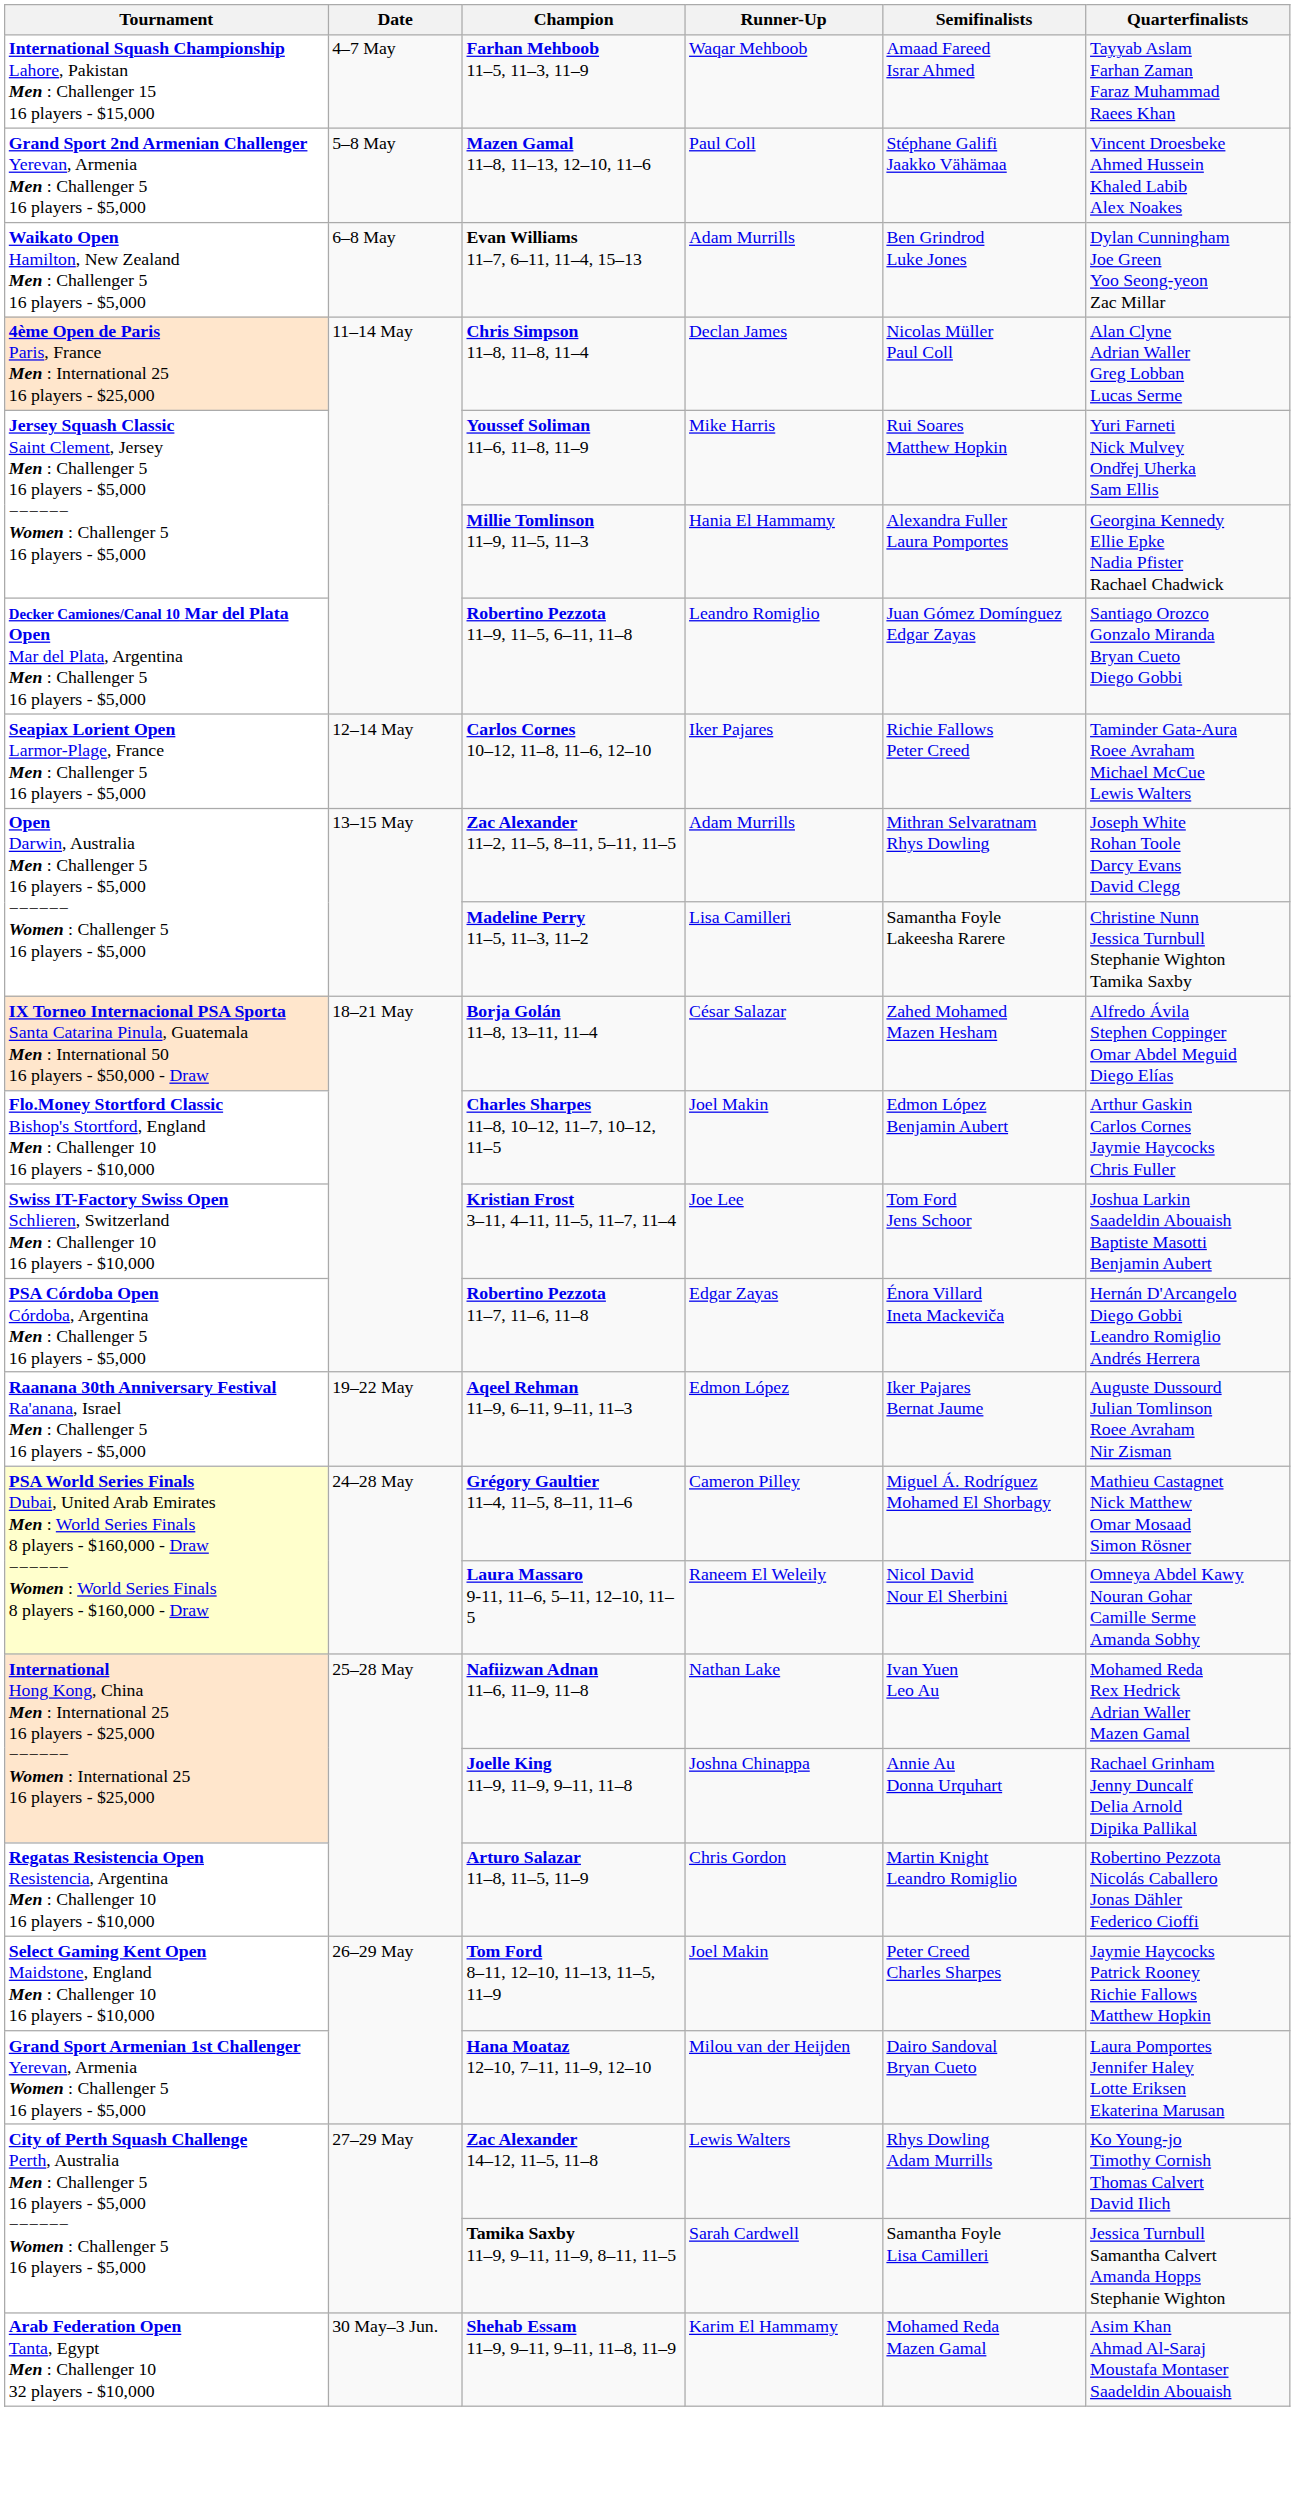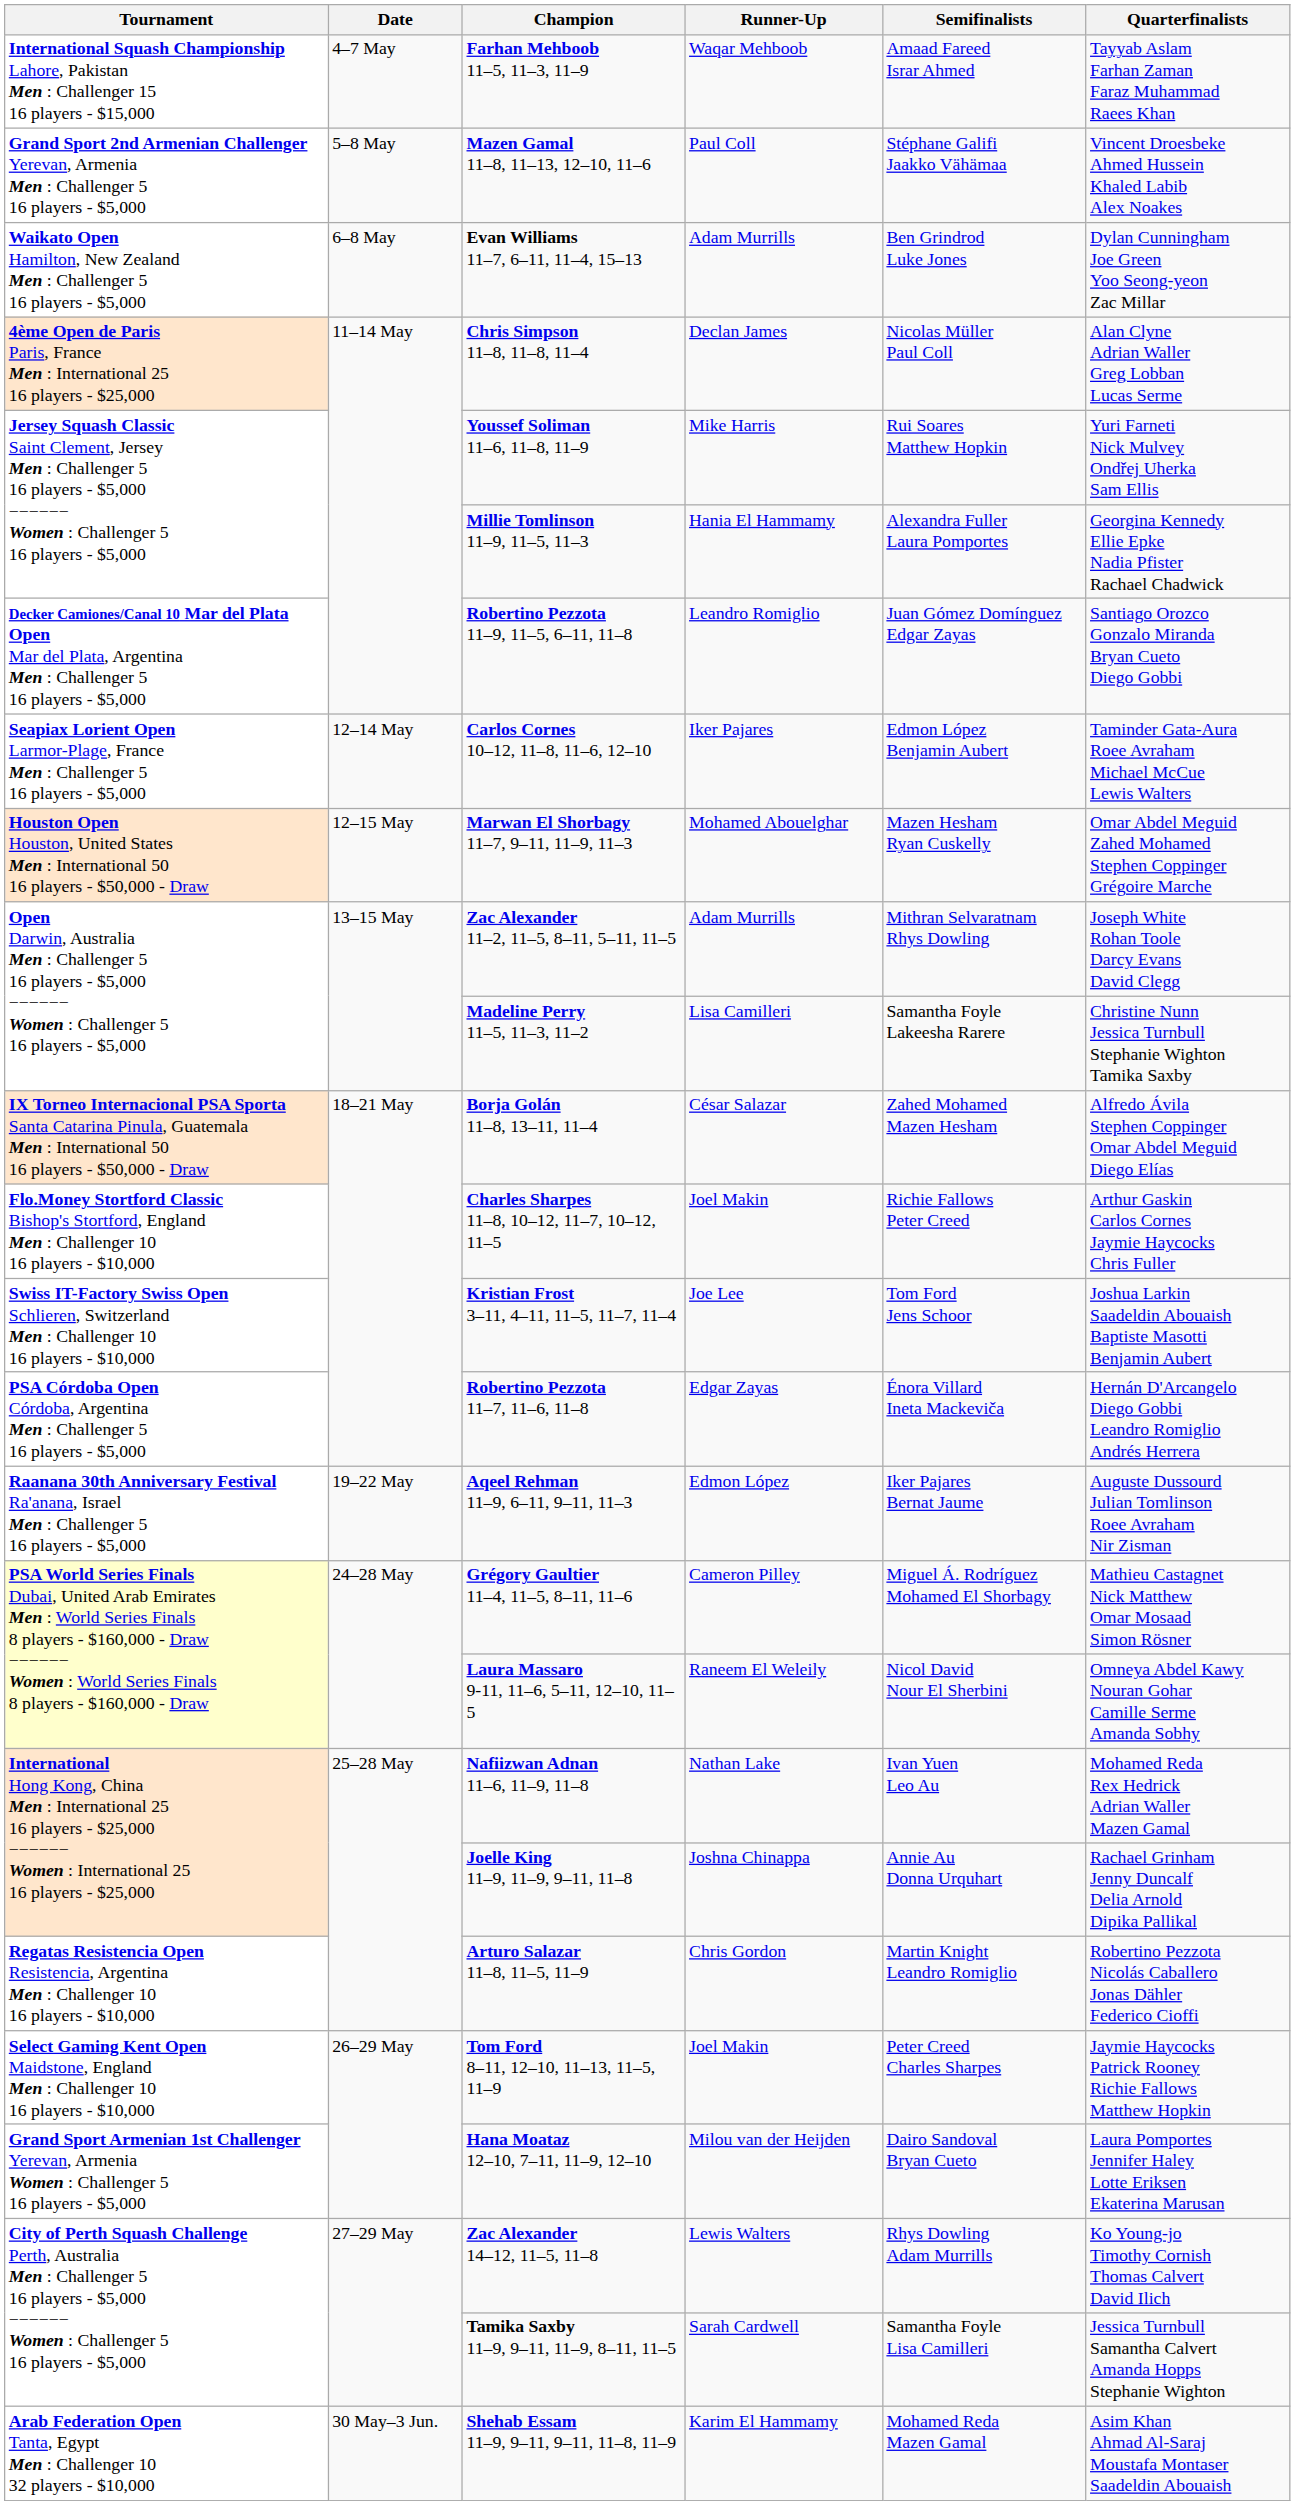(940, 739) Richie Fallows Peter Creed -> (947, 739) Edmon López Benjamin Aubert
+ row: (549, 833)
(947, 1115) Edmon López Benjamin Aubert -> (940, 1209) Richie Fallows Peter Creed
